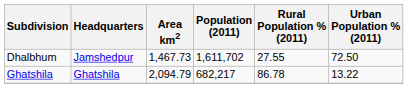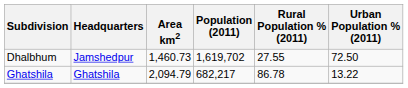(170, 57) 1,467.73 -> (170, 57) 1,460.73
(220, 57) 1,611,702 -> (220, 57) 1,619,702
